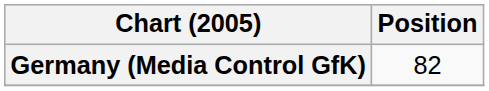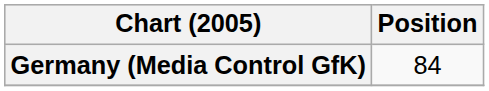(427, 64) 82 -> (427, 64) 84
